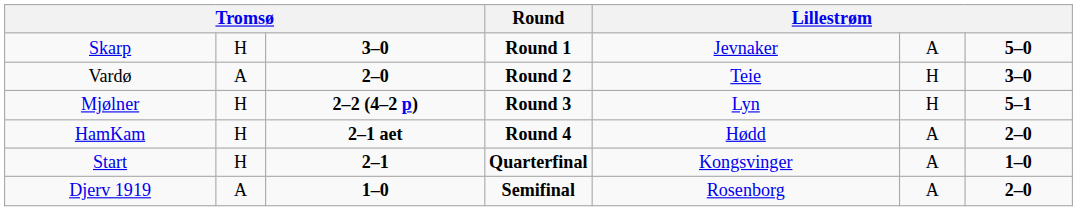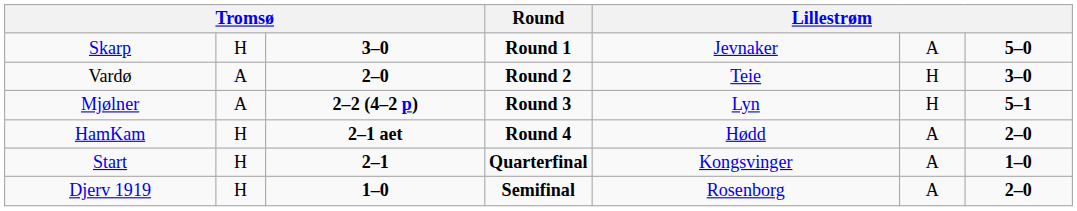(241, 104) H -> (241, 104) A
(241, 190) A -> (241, 190) H
